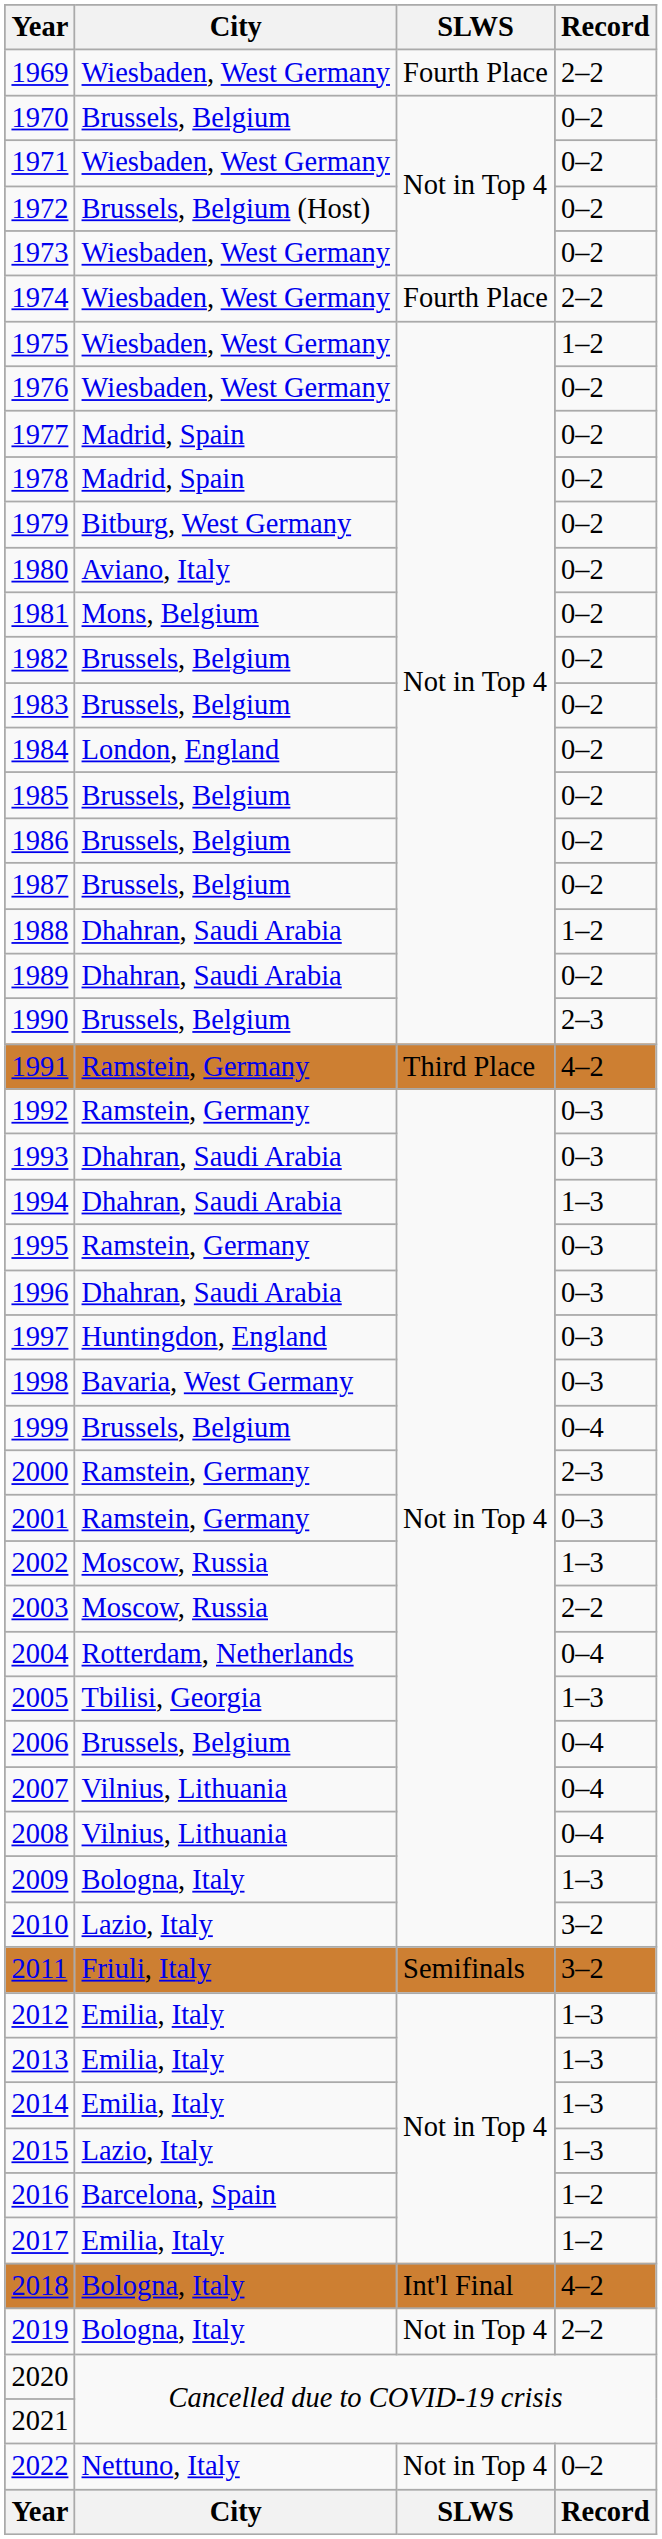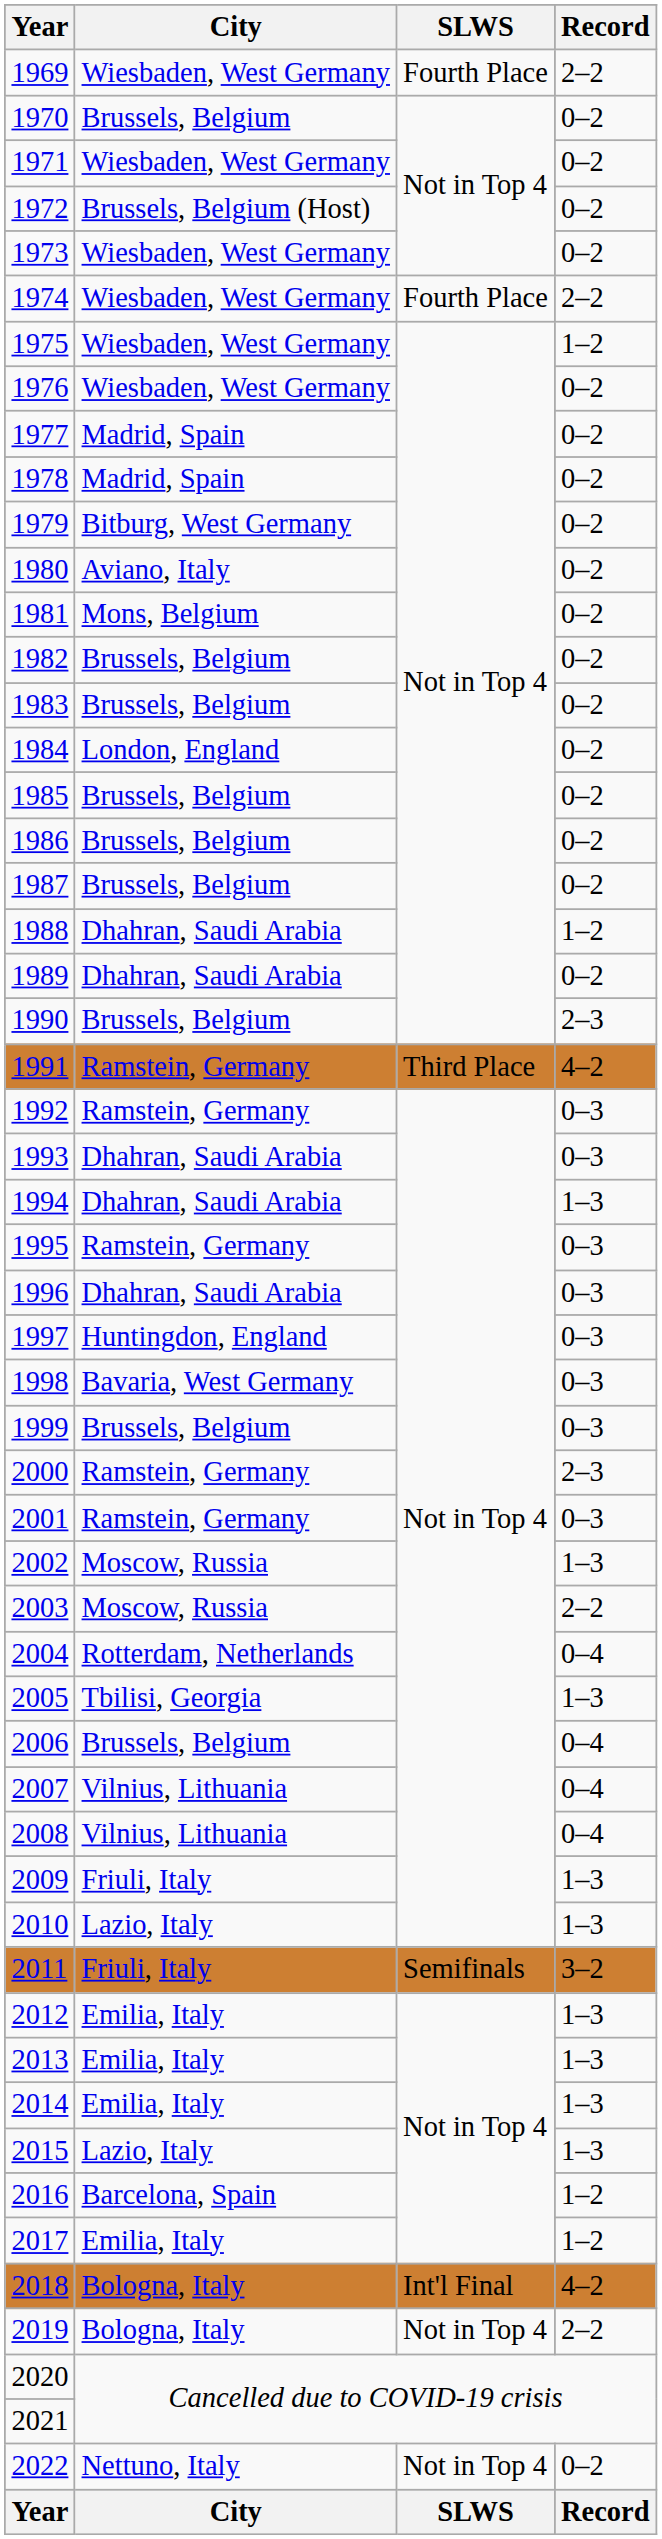(582, 1427) 0–4 -> (582, 1427) 0–3
(163, 1878) Bologna, Italy -> (146, 1878) Friuli, Italy
(582, 1924) 3–2 -> (582, 1924) 1–3
